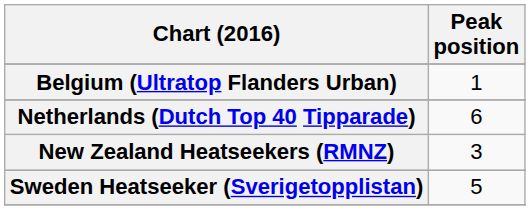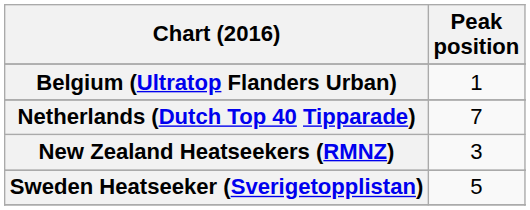(476, 116) 6 -> (476, 116) 7
